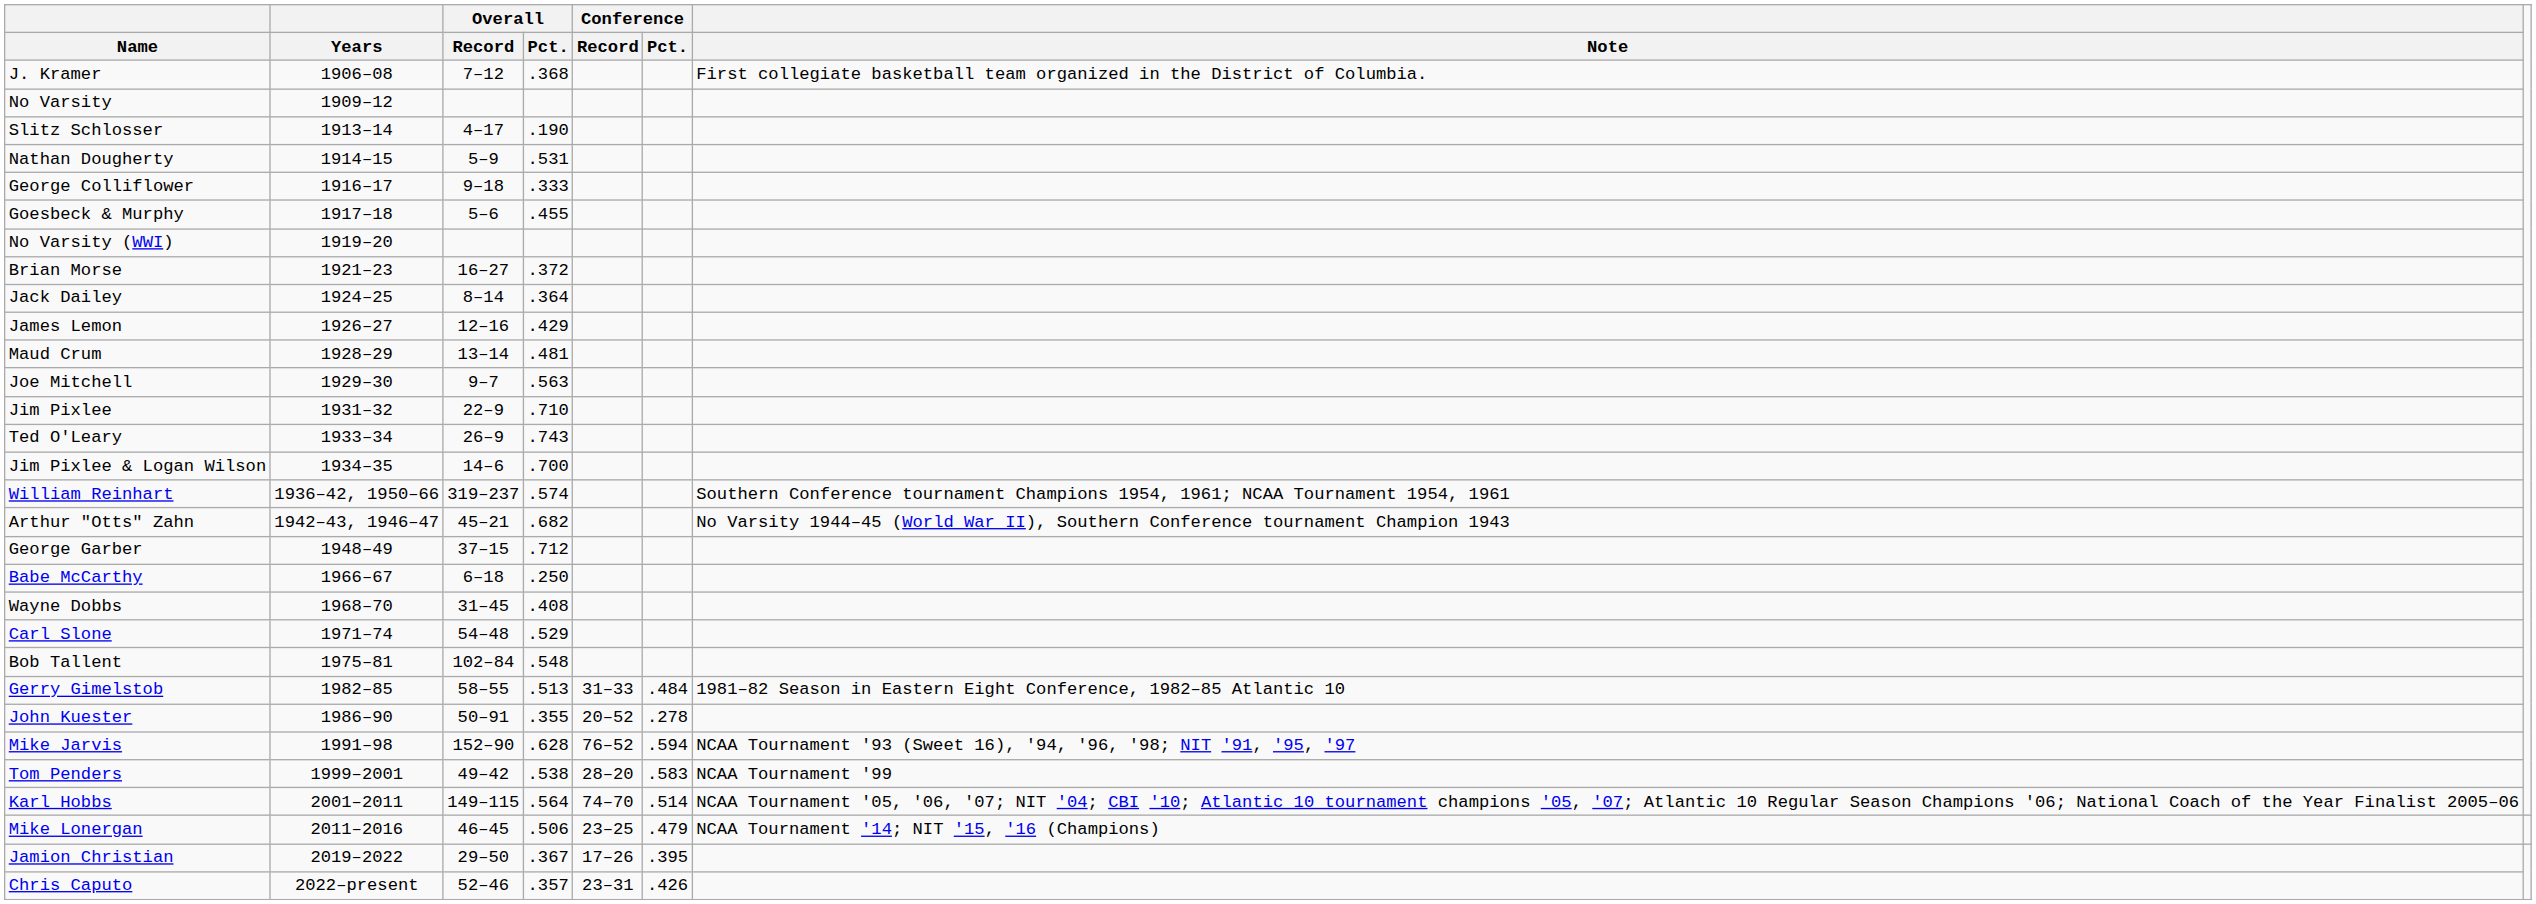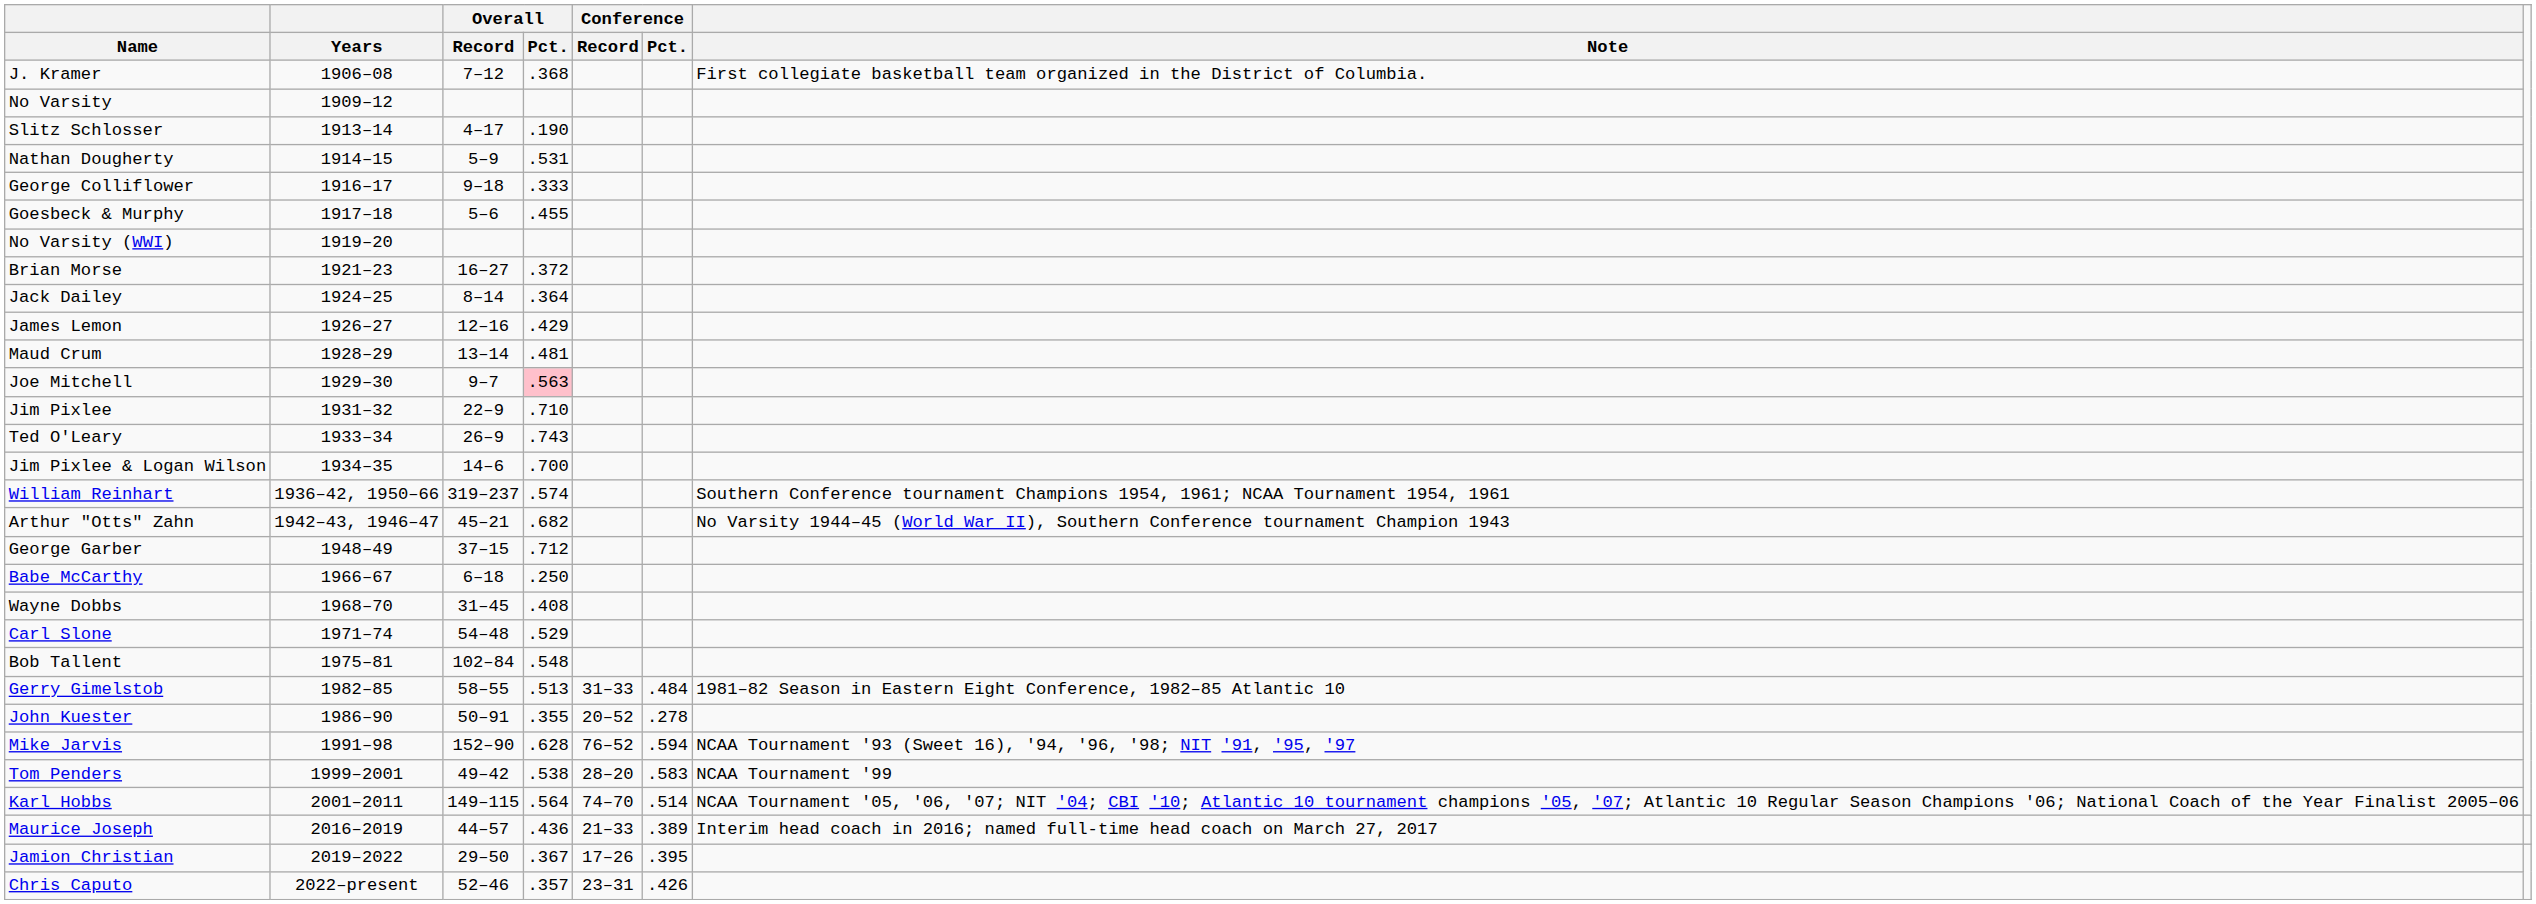(548, 382) no background -> (548, 382) pink background
- row: (76, 830)
+ row: (81, 830)
